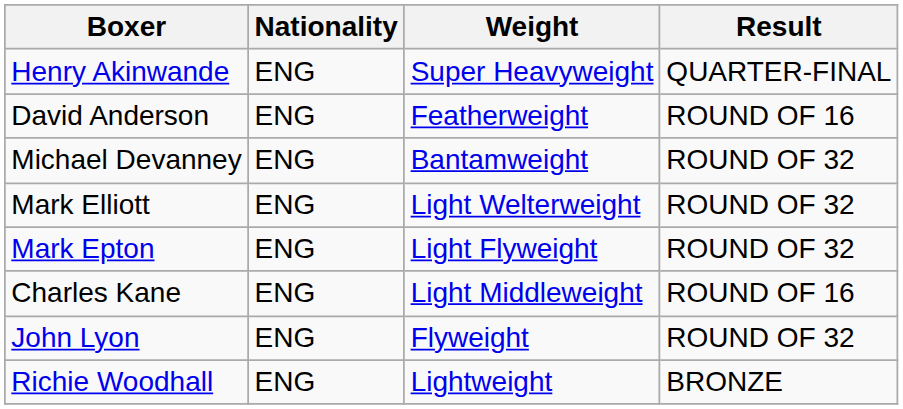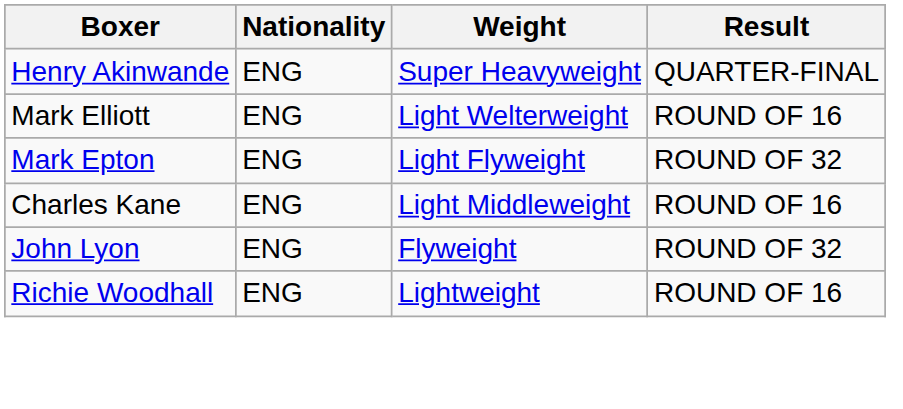- row: (110, 115)
- row: (126, 159)
(760, 204) ROUND OF 32 -> (748, 115) ROUND OF 16
(725, 381) BRONZE -> (748, 293) ROUND OF 16
